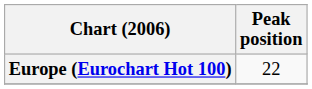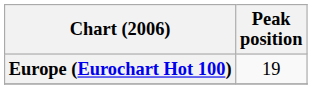(271, 68) 22 -> (271, 68) 19
